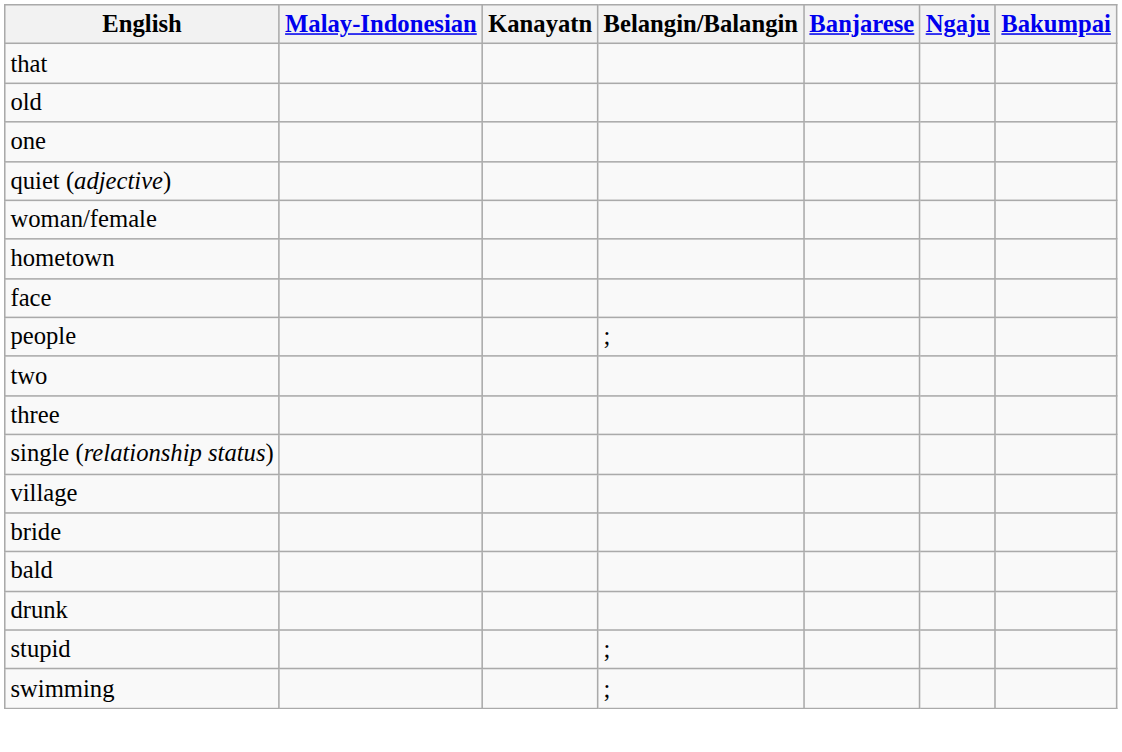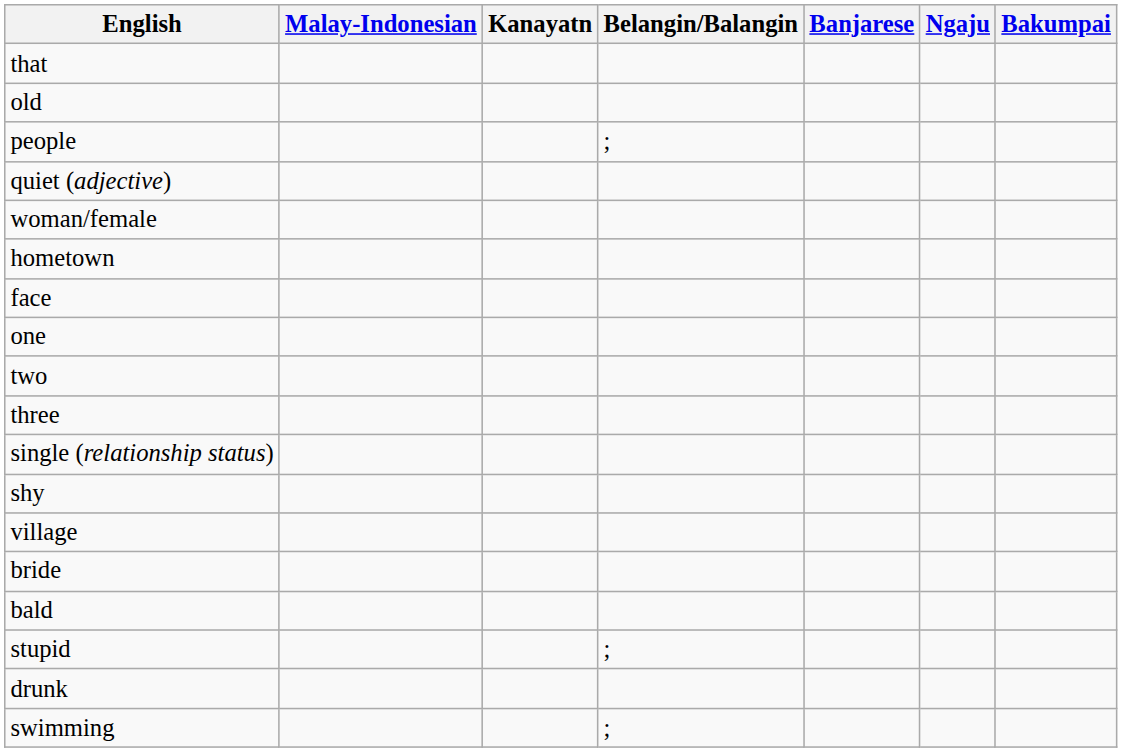rows swapped: (43, 336) <-> (28, 141)
+ row: (28, 492)
rows swapped: (41, 649) <-> (39, 610)
